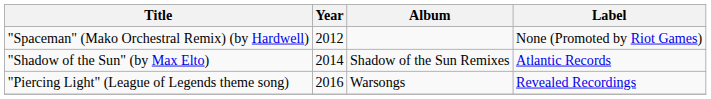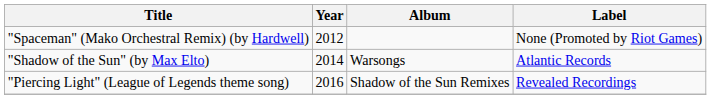(430, 60) Shadow of the Sun Remixes -> (378, 60) Warsongs
(378, 82) Warsongs -> (430, 82) Shadow of the Sun Remixes
